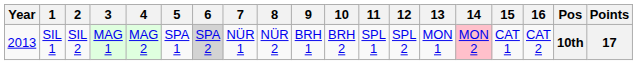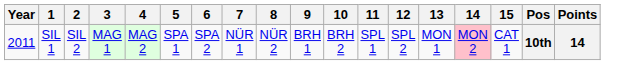- column: (538, 14)
(22, 42) 2013 -> (21, 42) 2011
(208, 42) lightgrey background -> (207, 42) no background
(609, 42) 17 -> (577, 42) 14
